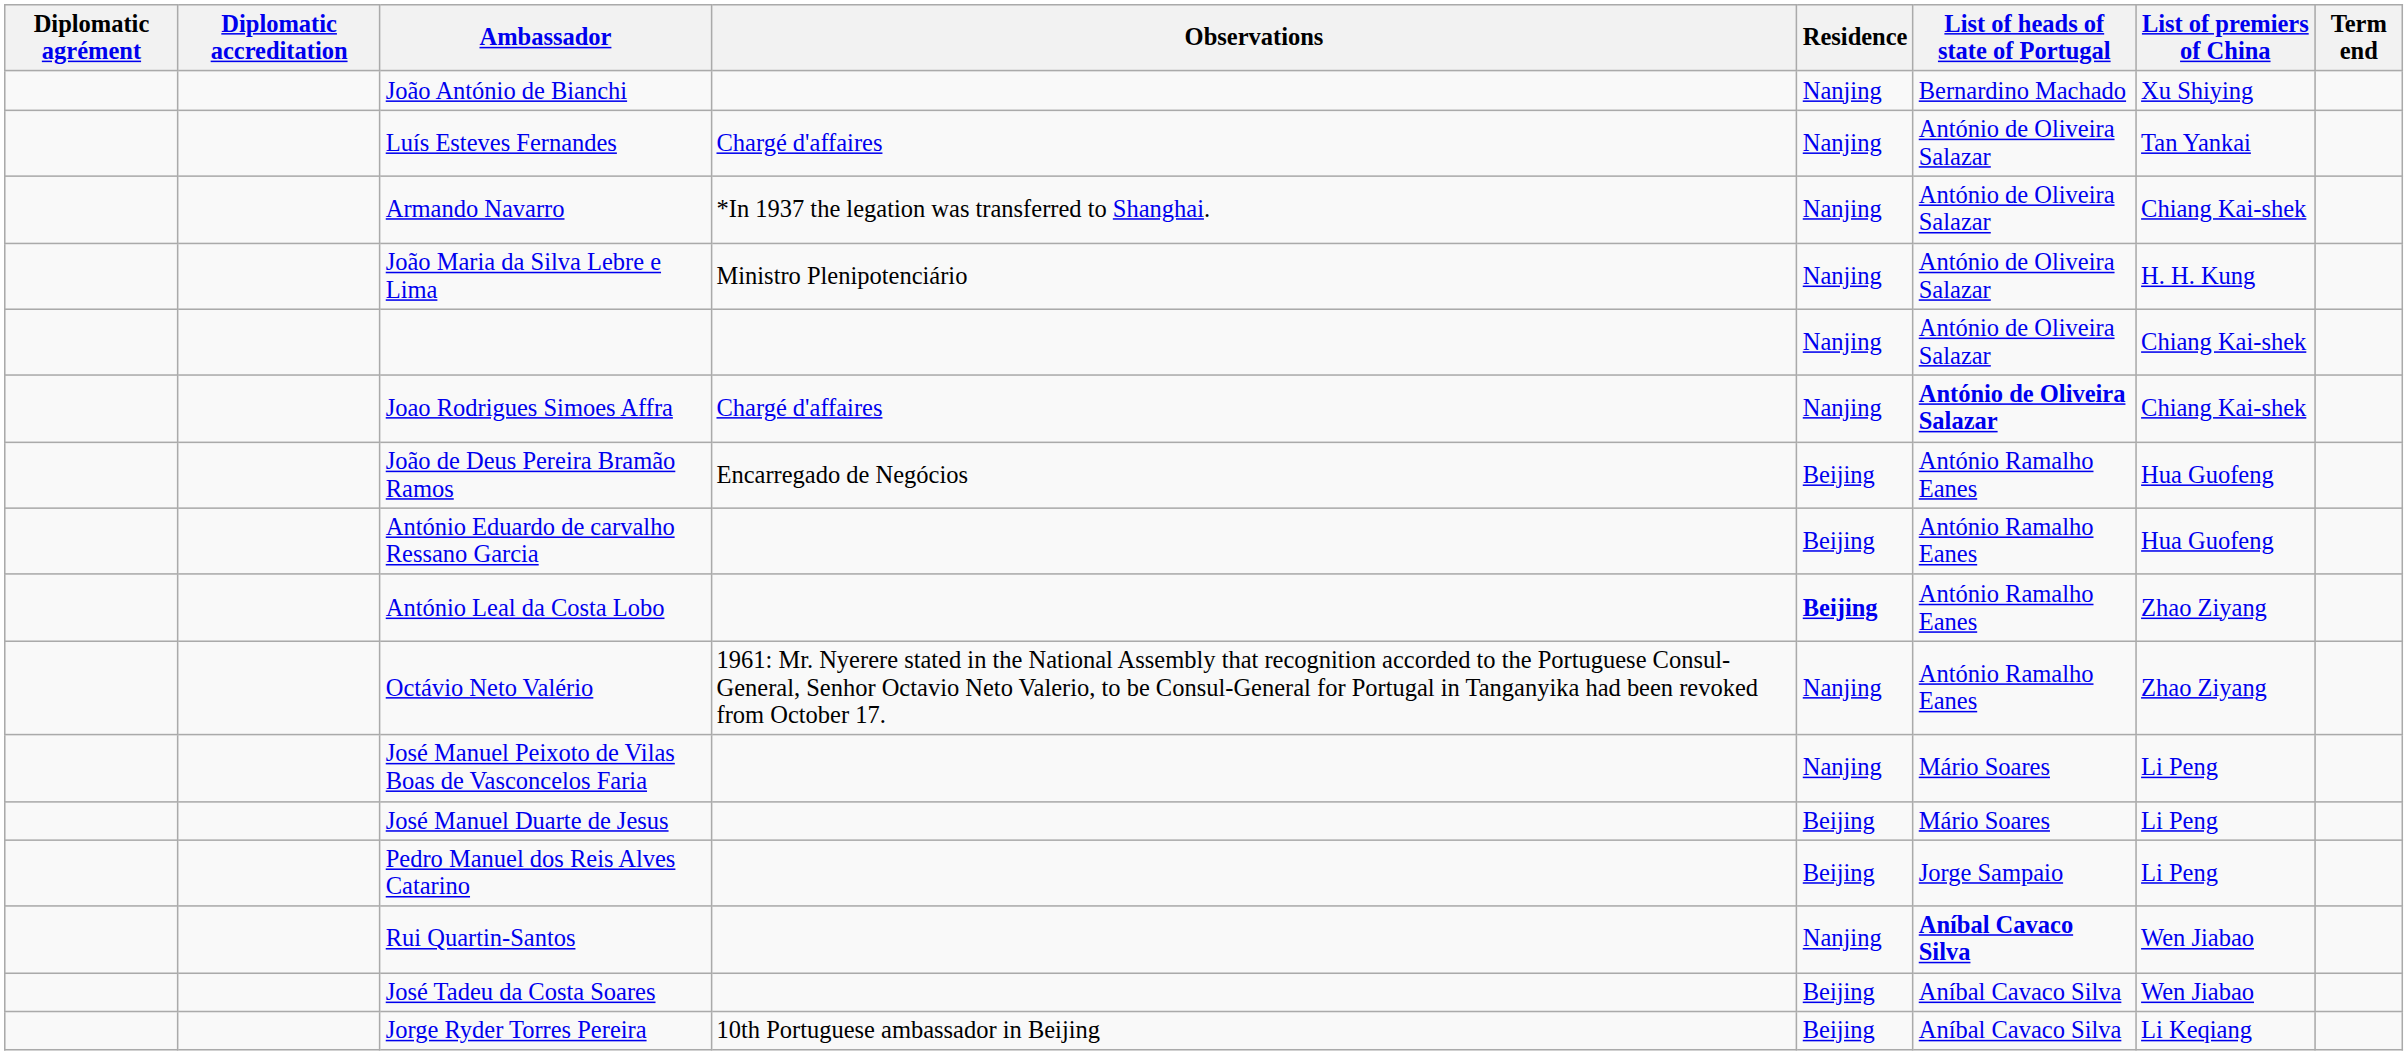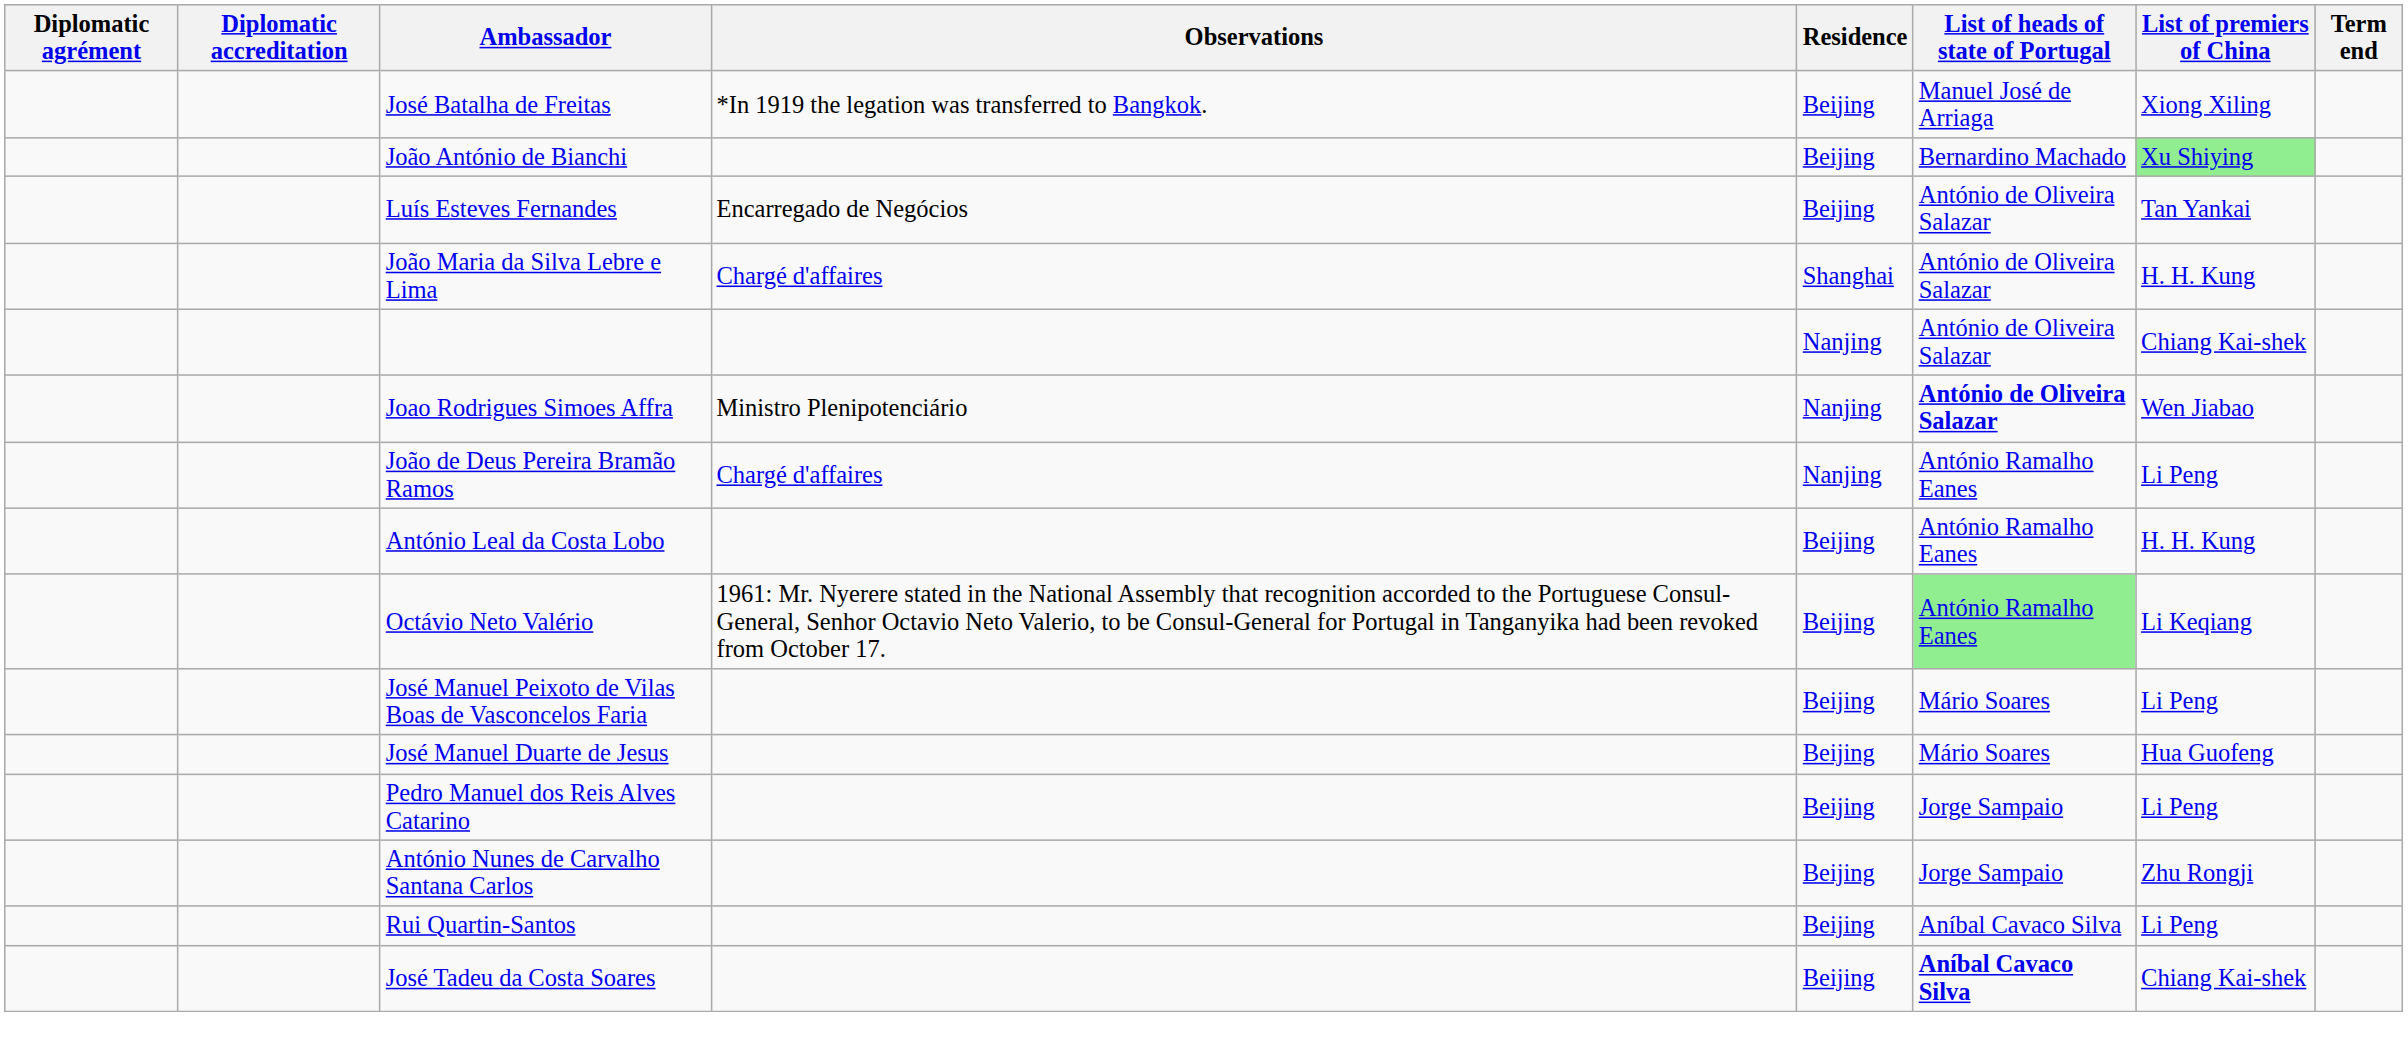+ row: (498, 104)
(1842, 90) Nanjing -> (1839, 156) Beijing
(2197, 90) no background -> (2197, 156) lightgreen background
(799, 142) Chargé d'affaires -> (842, 209) Encarregado de Negócios
(1842, 142) Nanjing -> (1839, 209) Beijing
- row: (475, 209)
(842, 275) Ministro Plenipotenciário -> (799, 275) Chargé d'affaires
(1842, 275) Nanjing -> (1848, 275) Shanghai
(799, 408) Chargé d'affaires -> (842, 408) Ministro Plenipotenciário
(2224, 408) Chiang Kai-shek -> (2198, 408) Wen Jiabao
(842, 474) Encarregado de Negócios -> (799, 474) Chargé d'affaires
(1839, 474) Beijing -> (1842, 474) Nanjing
(2207, 474) Hua Guofeng -> (2180, 474) Li Peng
- row: (530, 541)
(1840, 607) bold -> (1839, 541) normal
(2204, 607) Zhao Ziyang -> (2198, 541) H. H. Kung
(1842, 687) Nanjing -> (1839, 621) Beijing
(2006, 687) no background -> (2006, 621) lightgreen background
(2204, 687) Zhao Ziyang -> (2197, 621) Li Keqiang
(1842, 767) Nanjing -> (1839, 701) Beijing
(2180, 820) Li Peng -> (2207, 753) Hua Guofeng
+ row: (523, 872)
(1842, 939) Nanjing -> (1839, 925) Beijing
(1996, 939) bold -> (2020, 925) normal
(2198, 939) Wen Jiabao -> (2180, 925) Li Peng
(2020, 991) normal -> (1996, 978) bold
(2198, 991) Wen Jiabao -> (2224, 978) Chiang Kai-shek
- row: (516, 1030)
